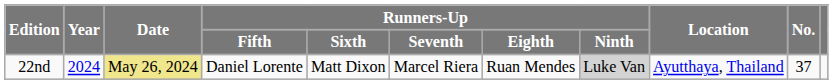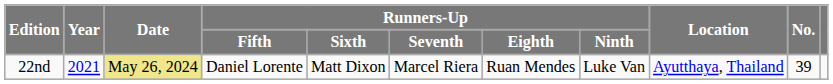(84, 68) 2024 -> (84, 68) 2021
(614, 68) lightgrey background -> (614, 68) no background
(804, 68) 37 -> (804, 68) 39
